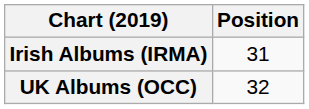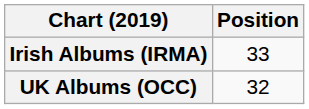(258, 53) 31 -> (258, 53) 33
